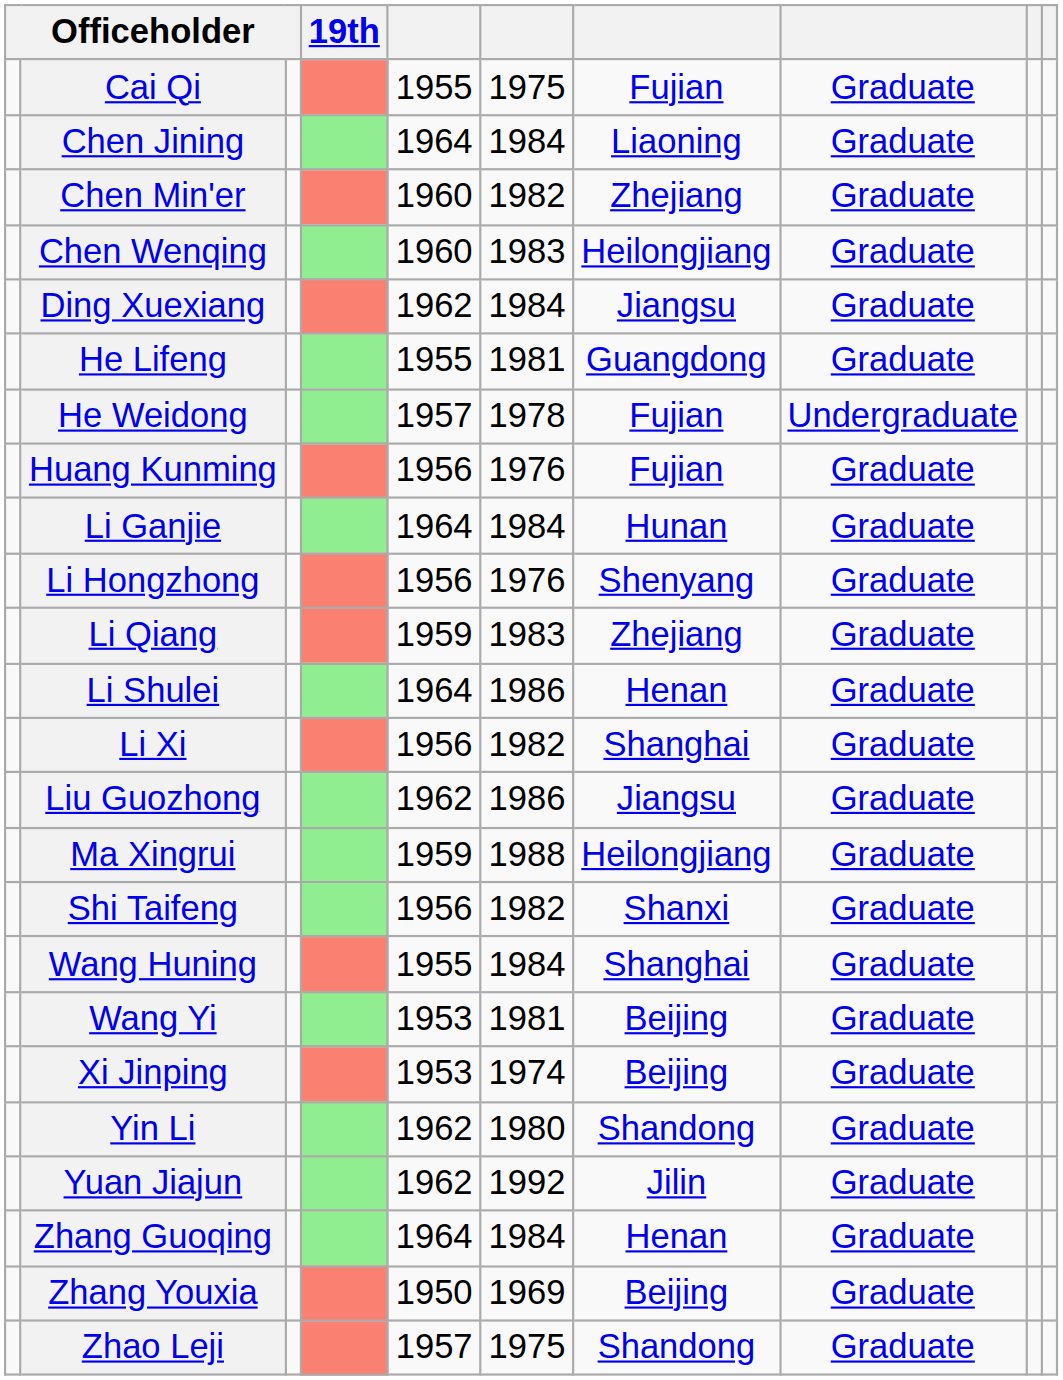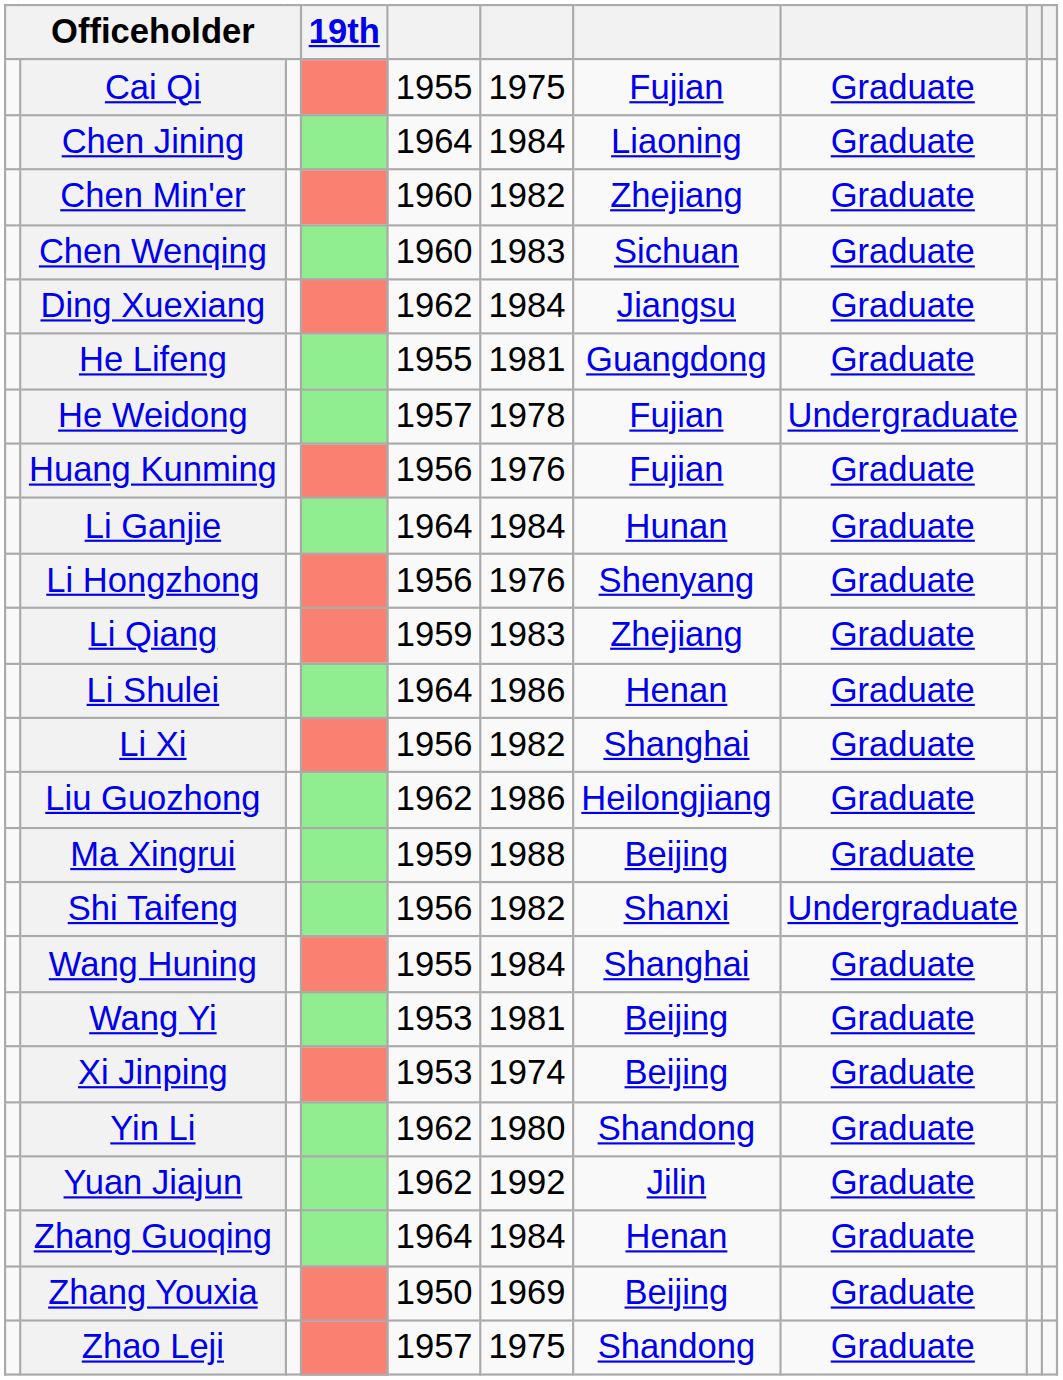(676, 251) Heilongjiang -> (676, 251) Sichuan
(676, 799) Jiangsu -> (676, 799) Heilongjiang
(676, 854) Heilongjiang -> (676, 854) Beijing
(903, 908) Graduate -> (903, 908) Undergraduate
